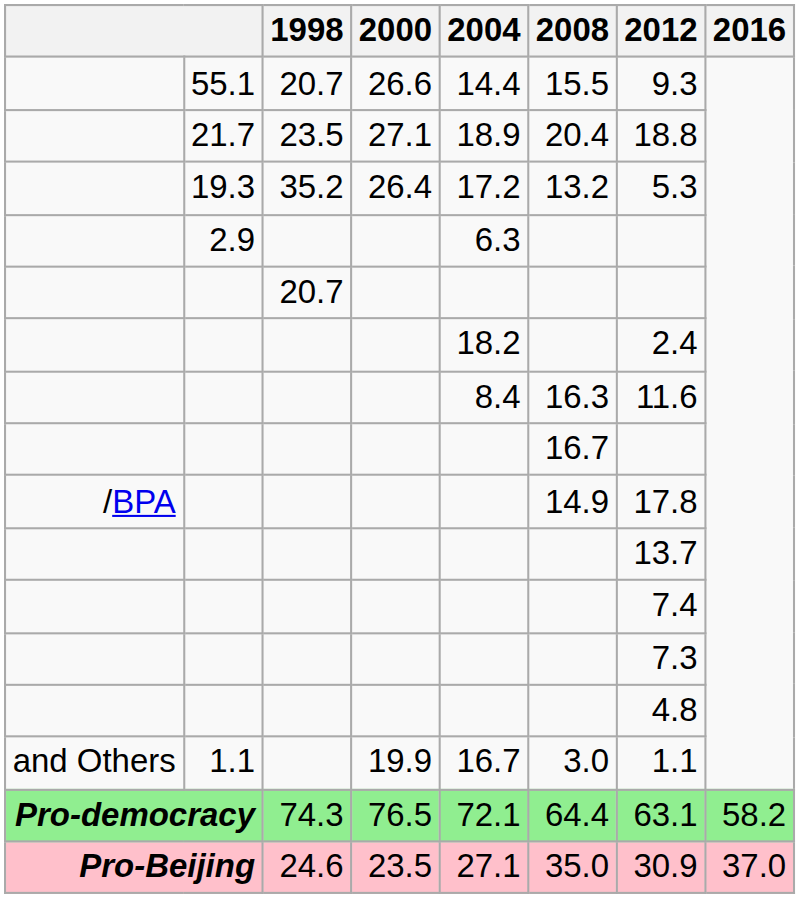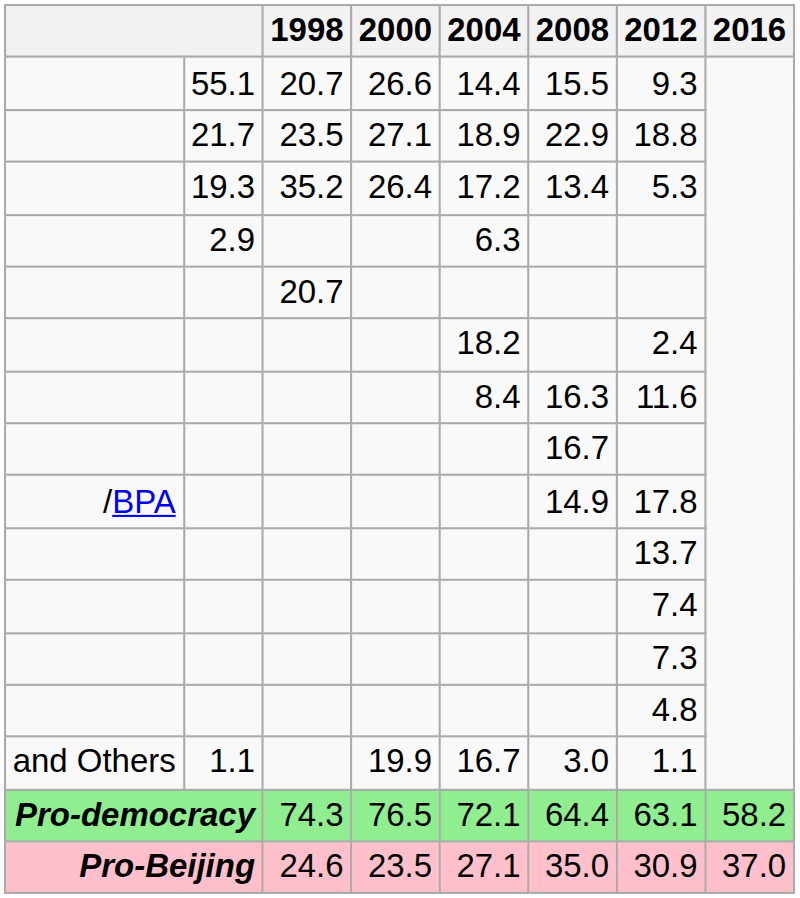(577, 135) 20.4 -> (577, 135) 22.9
(577, 187) 13.2 -> (577, 187) 13.4
